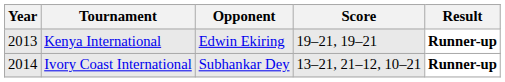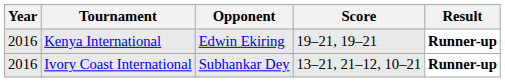(23, 41) 2013 -> (23, 41) 2016
(23, 65) 2014 -> (23, 65) 2016
